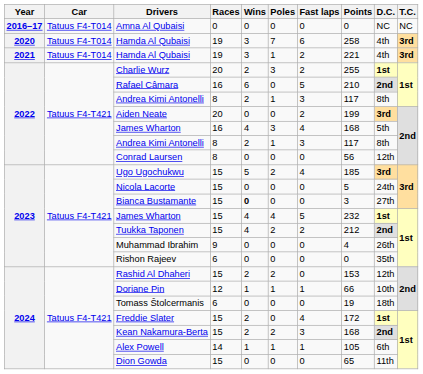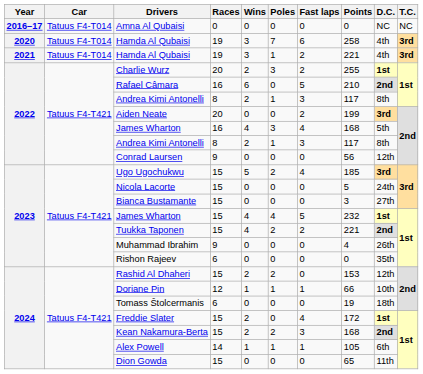(215, 157) 8 -> (215, 157) 9
(247, 201) bold -> (247, 201) normal
(352, 230) 212 -> (352, 230) 221
